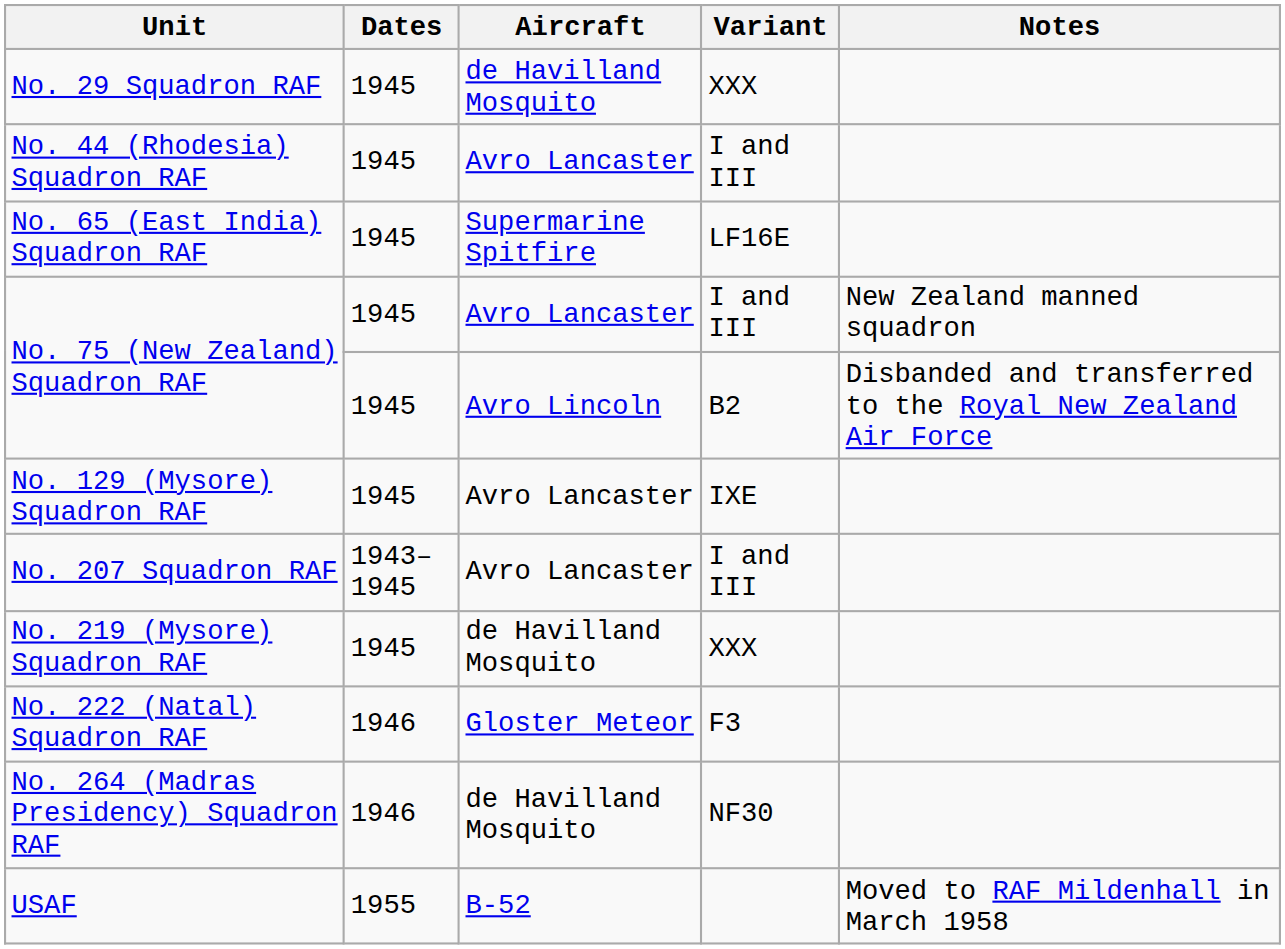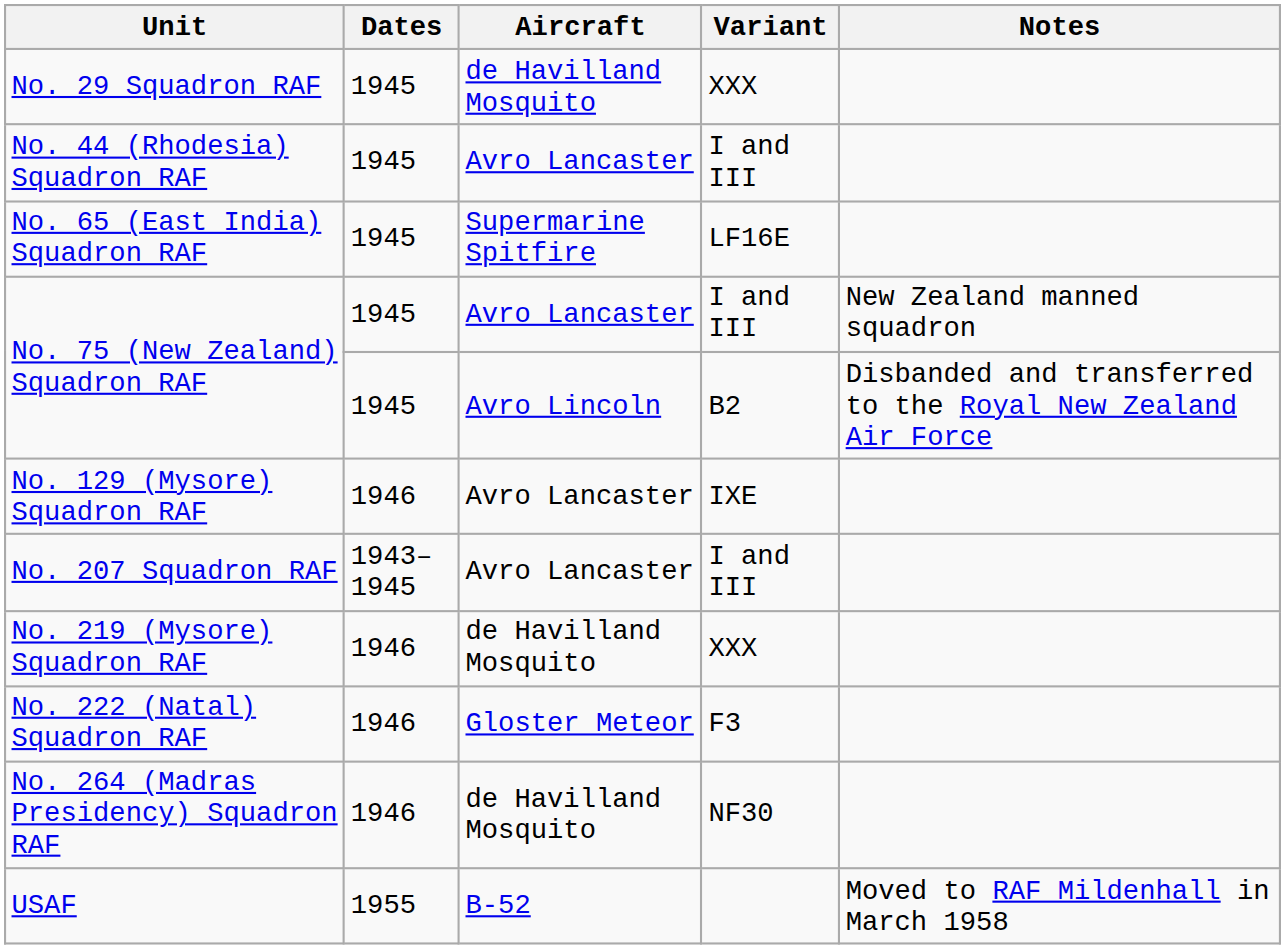(383, 497) 1945 -> (383, 497) 1946
(383, 648) 1945 -> (383, 648) 1946
